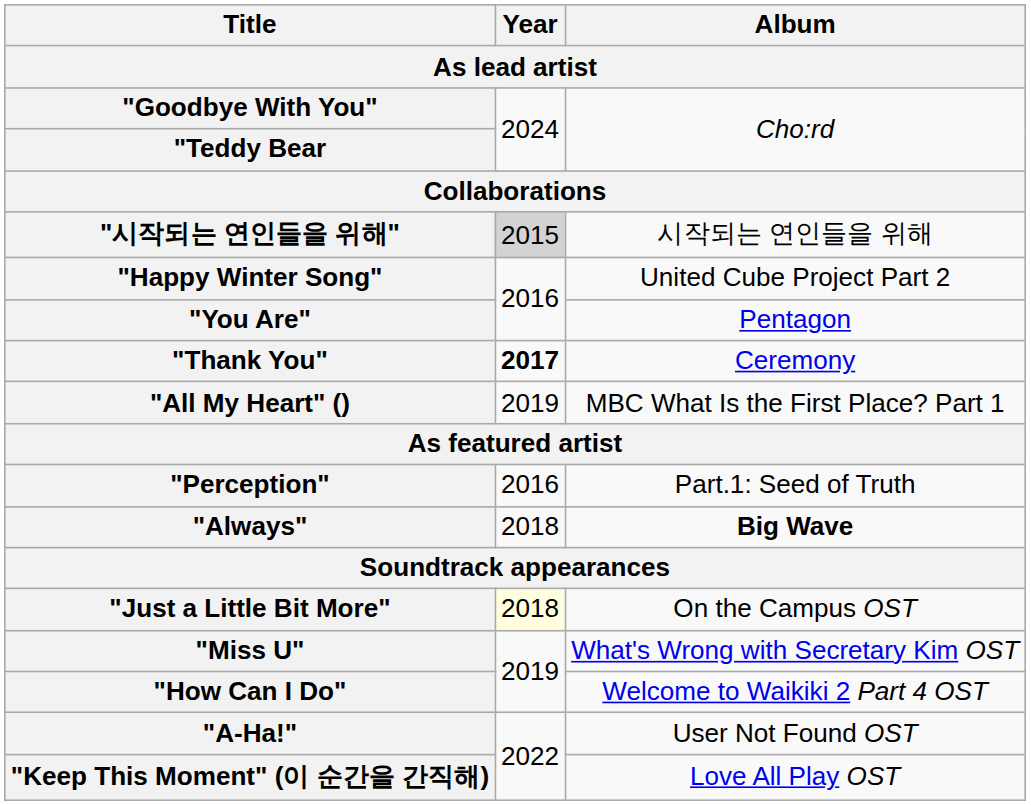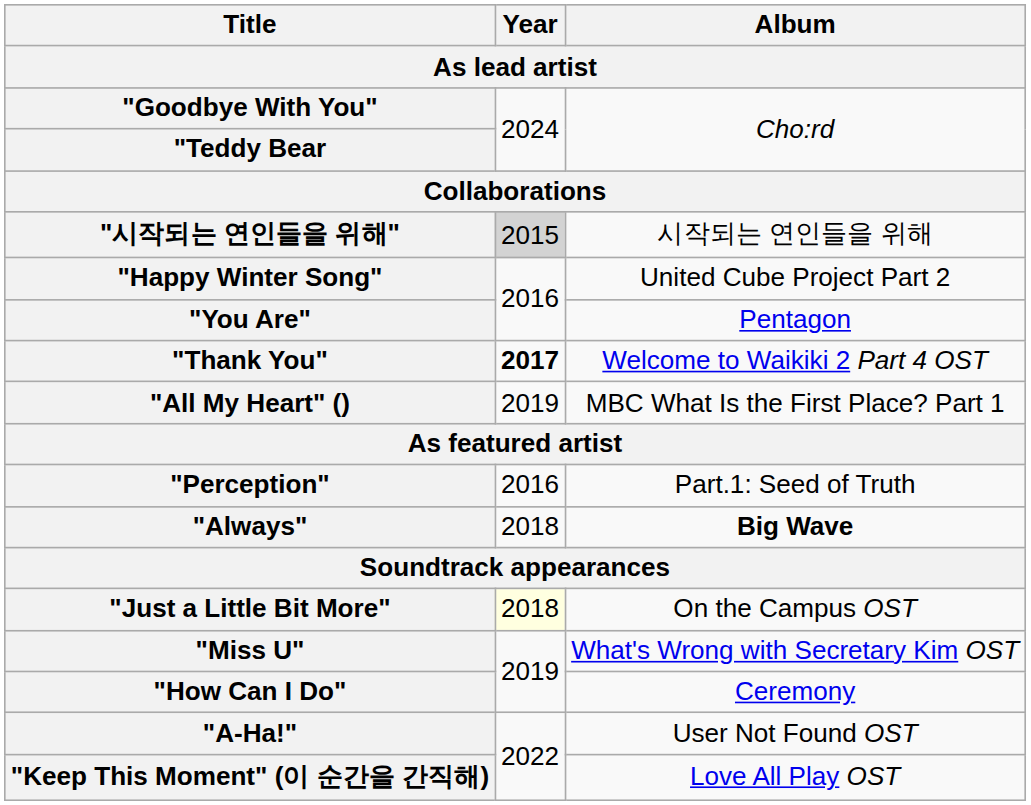(795, 360) Ceremony -> (795, 360) Welcome to Waikiki 2 Part 4 OST
(795, 691) Welcome to Waikiki 2 Part 4 OST -> (795, 691) Ceremony
